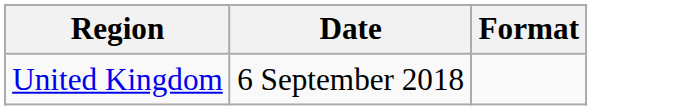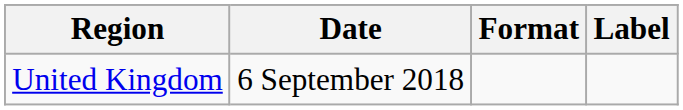+ column: (632, 29)
